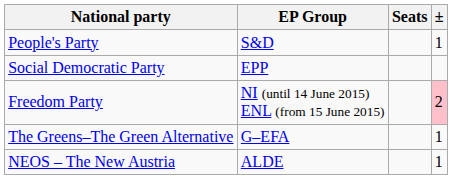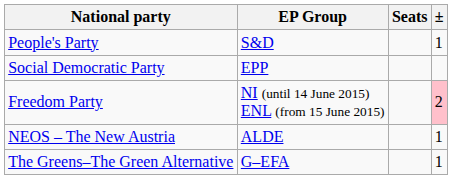rows swapped: (121, 136) <-> (92, 162)
